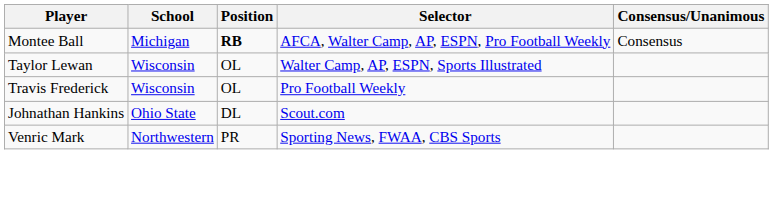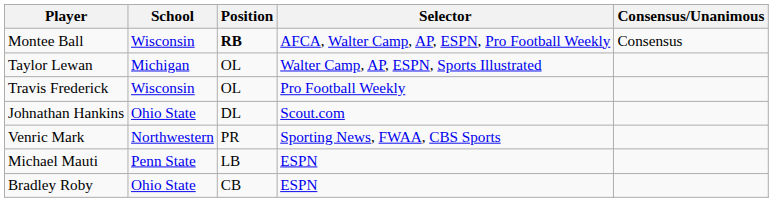(160, 40) Michigan -> (163, 40) Wisconsin
(163, 64) Wisconsin -> (160, 64) Michigan
+ row: (53, 161)
+ row: (50, 185)
